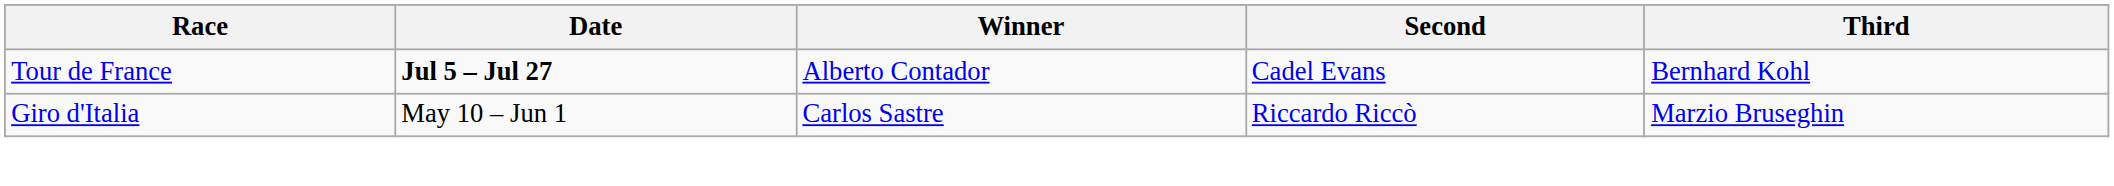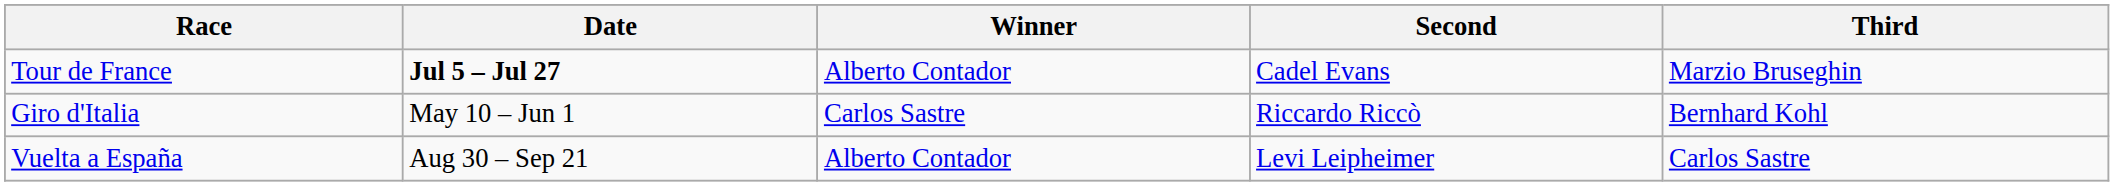(1731, 70) Bernhard Kohl -> (1765, 70) Marzio Bruseghin
(1748, 114) Marzio Bruseghin -> (1748, 114) Bernhard Kohl
+ row: (97, 158)
